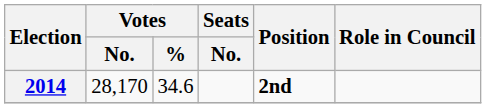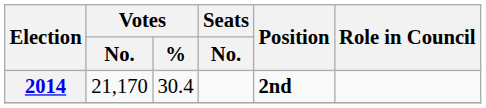(120, 86) 28,170 -> (120, 86) 21,170
(175, 86) 34.6 -> (175, 86) 30.4
